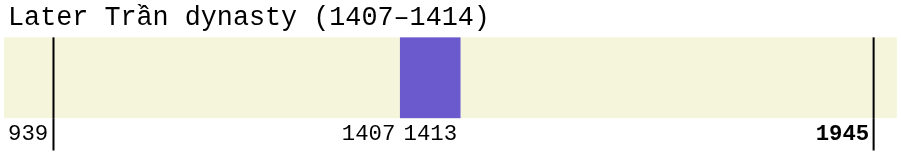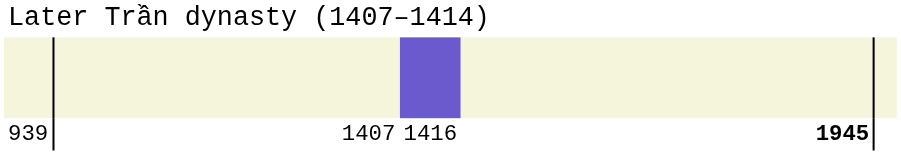(430, 134) 1413 -> (430, 134) 1416
